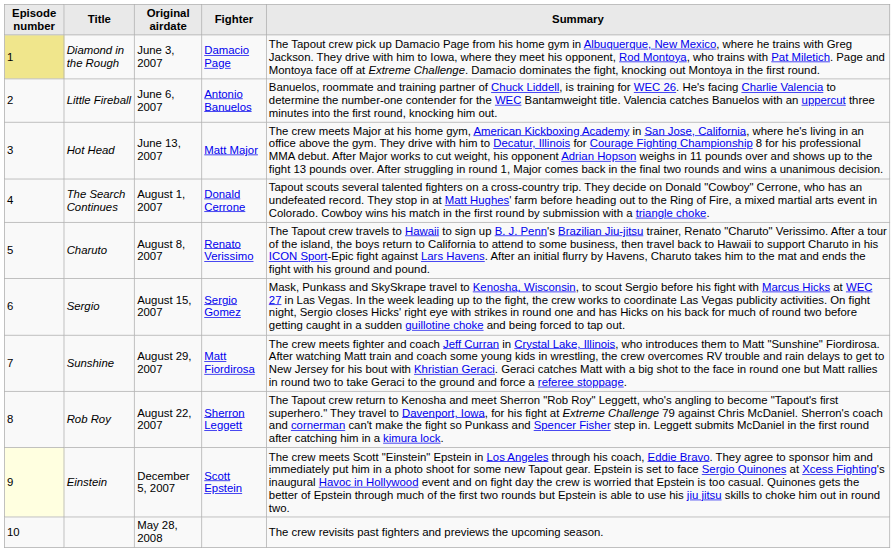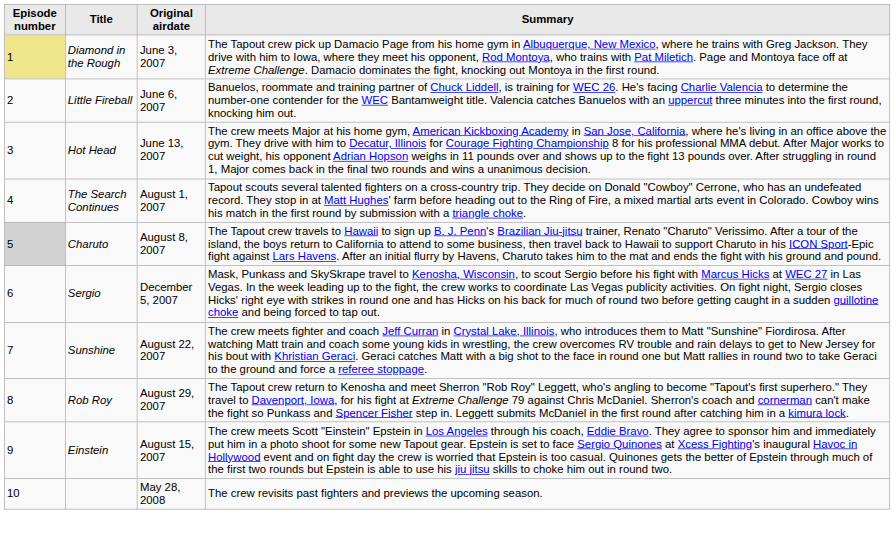- column: (234, 19)
(10, 250) no background -> (10, 244) lightgrey background
(164, 306) August 15, 2007 -> (166, 294) December 5, 2007
(164, 363) August 29, 2007 -> (167, 350) August 22, 2007
(164, 419) August 22, 2007 -> (167, 400) August 29, 2007
(10, 482) lightyellow background -> (10, 450) no background
(163, 482) December 5, 2007 -> (167, 450) August 15, 2007
